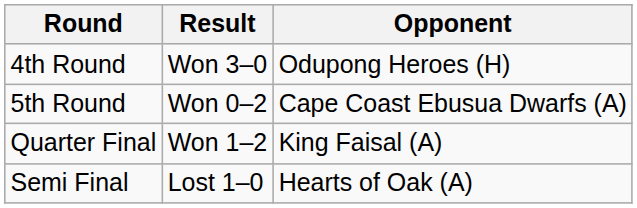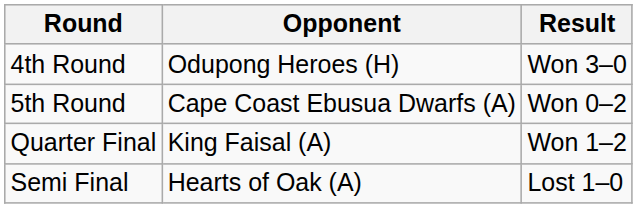columns swapped: (453, 24) <-> (217, 24)
